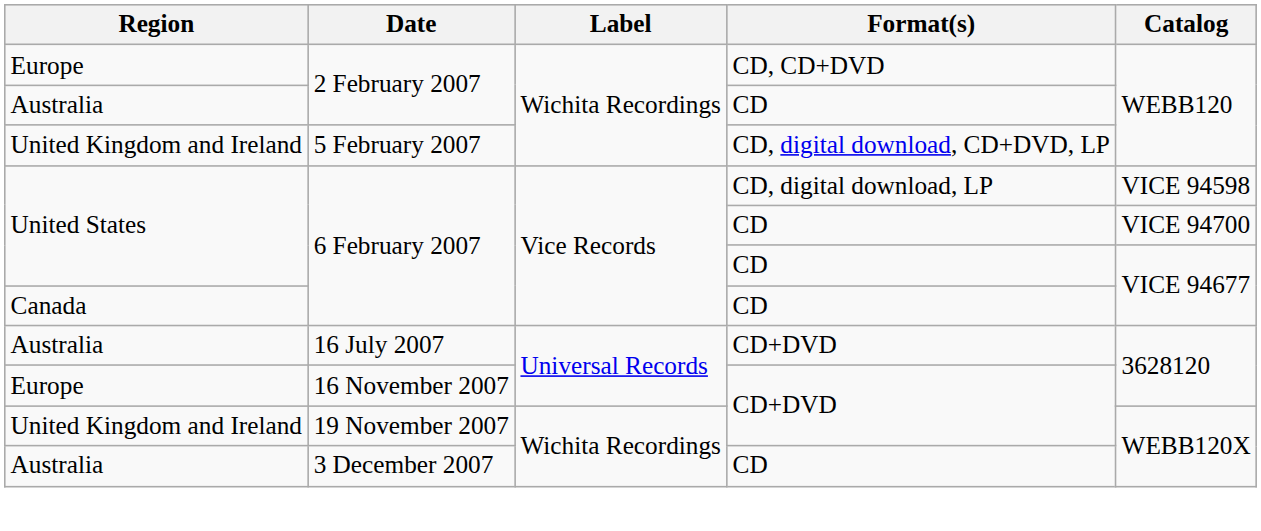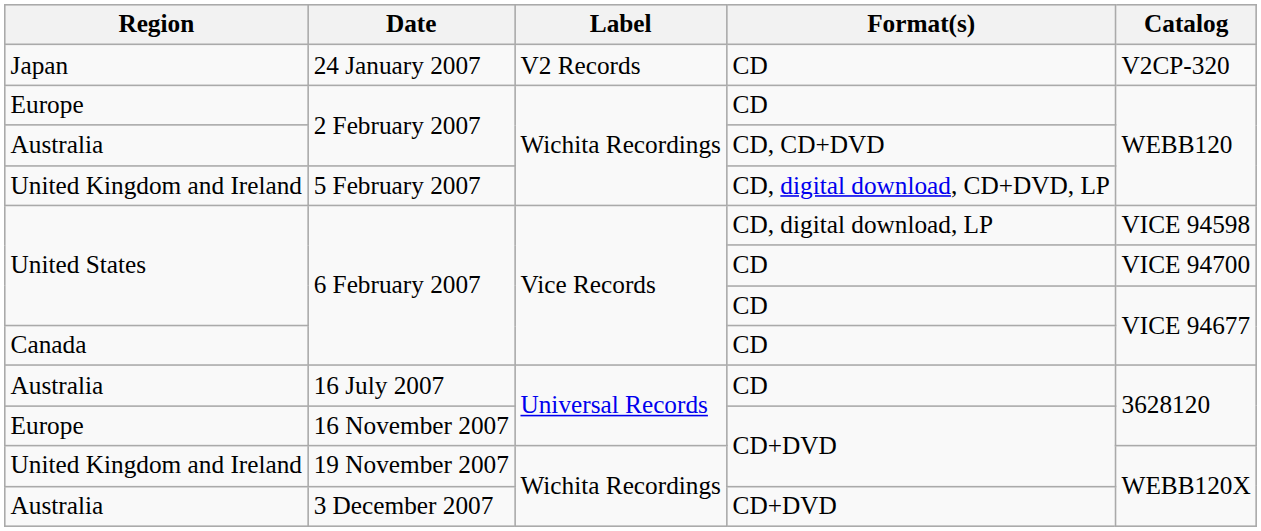+ row: (39, 64)
(809, 64) CD, CD+DVD -> (750, 104) CD
(750, 104) CD -> (809, 144) CD, CD+DVD
(785, 345) CD+DVD -> (750, 385) CD
(750, 465) CD -> (785, 505) CD+DVD
